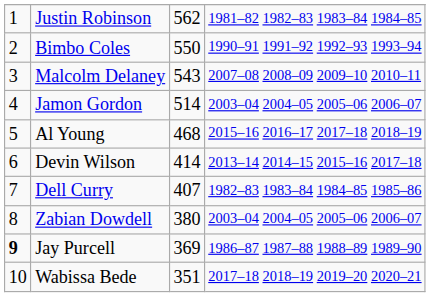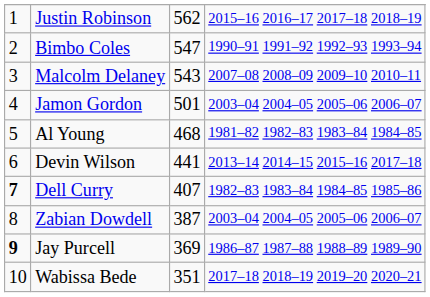(315, 18) 1981–82 1982–83 1983–84 1984–85 -> (315, 18) 2015–16 2016–17 2017–18 2018–19
(187, 47) 550 -> (187, 47) 547
(187, 104) 514 -> (187, 104) 501
(315, 133) 2015–16 2016–17 2017–18 2018–19 -> (315, 133) 1981–82 1982–83 1983–84 1984–85
(187, 162) 414 -> (187, 162) 441
(13, 190) normal -> (13, 190) bold
(187, 219) 380 -> (187, 219) 387
